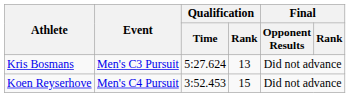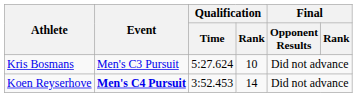(244, 64) 13 -> (252, 64) 10
(138, 83) normal -> (141, 83) bold
(244, 83) 15 -> (252, 83) 14
